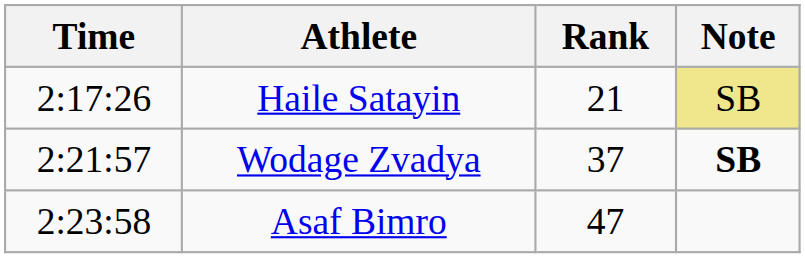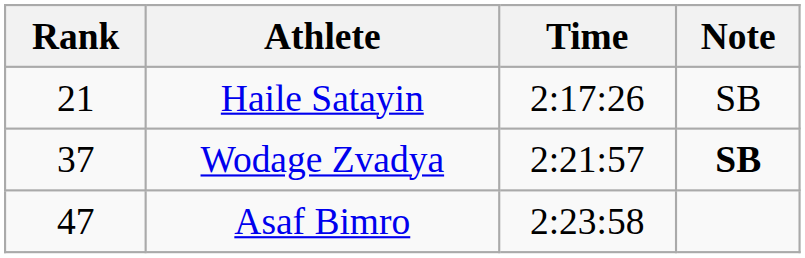columns swapped: (605, 35) <-> (94, 35)
(738, 96) khaki background -> (738, 96) no background
